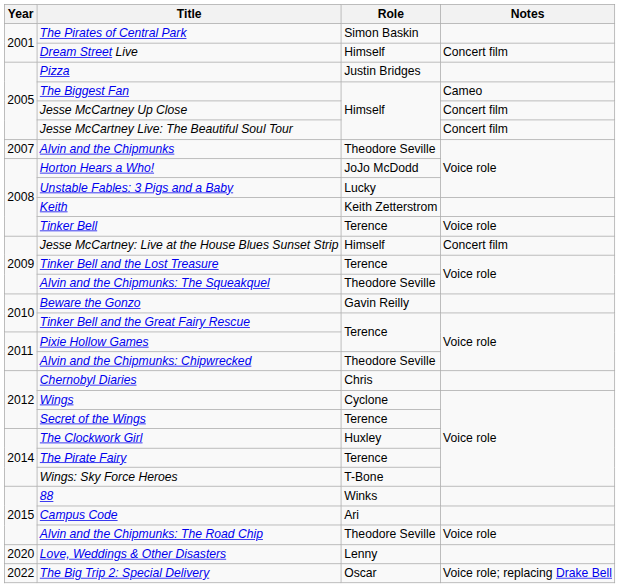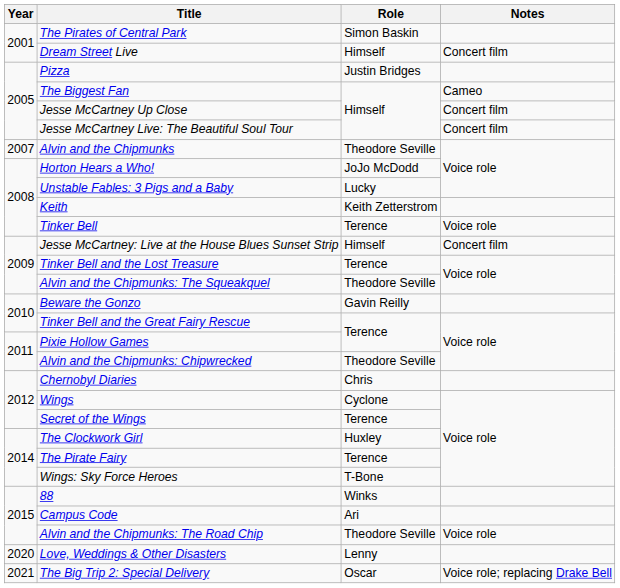(21, 573) 2022 -> (21, 573) 2021
